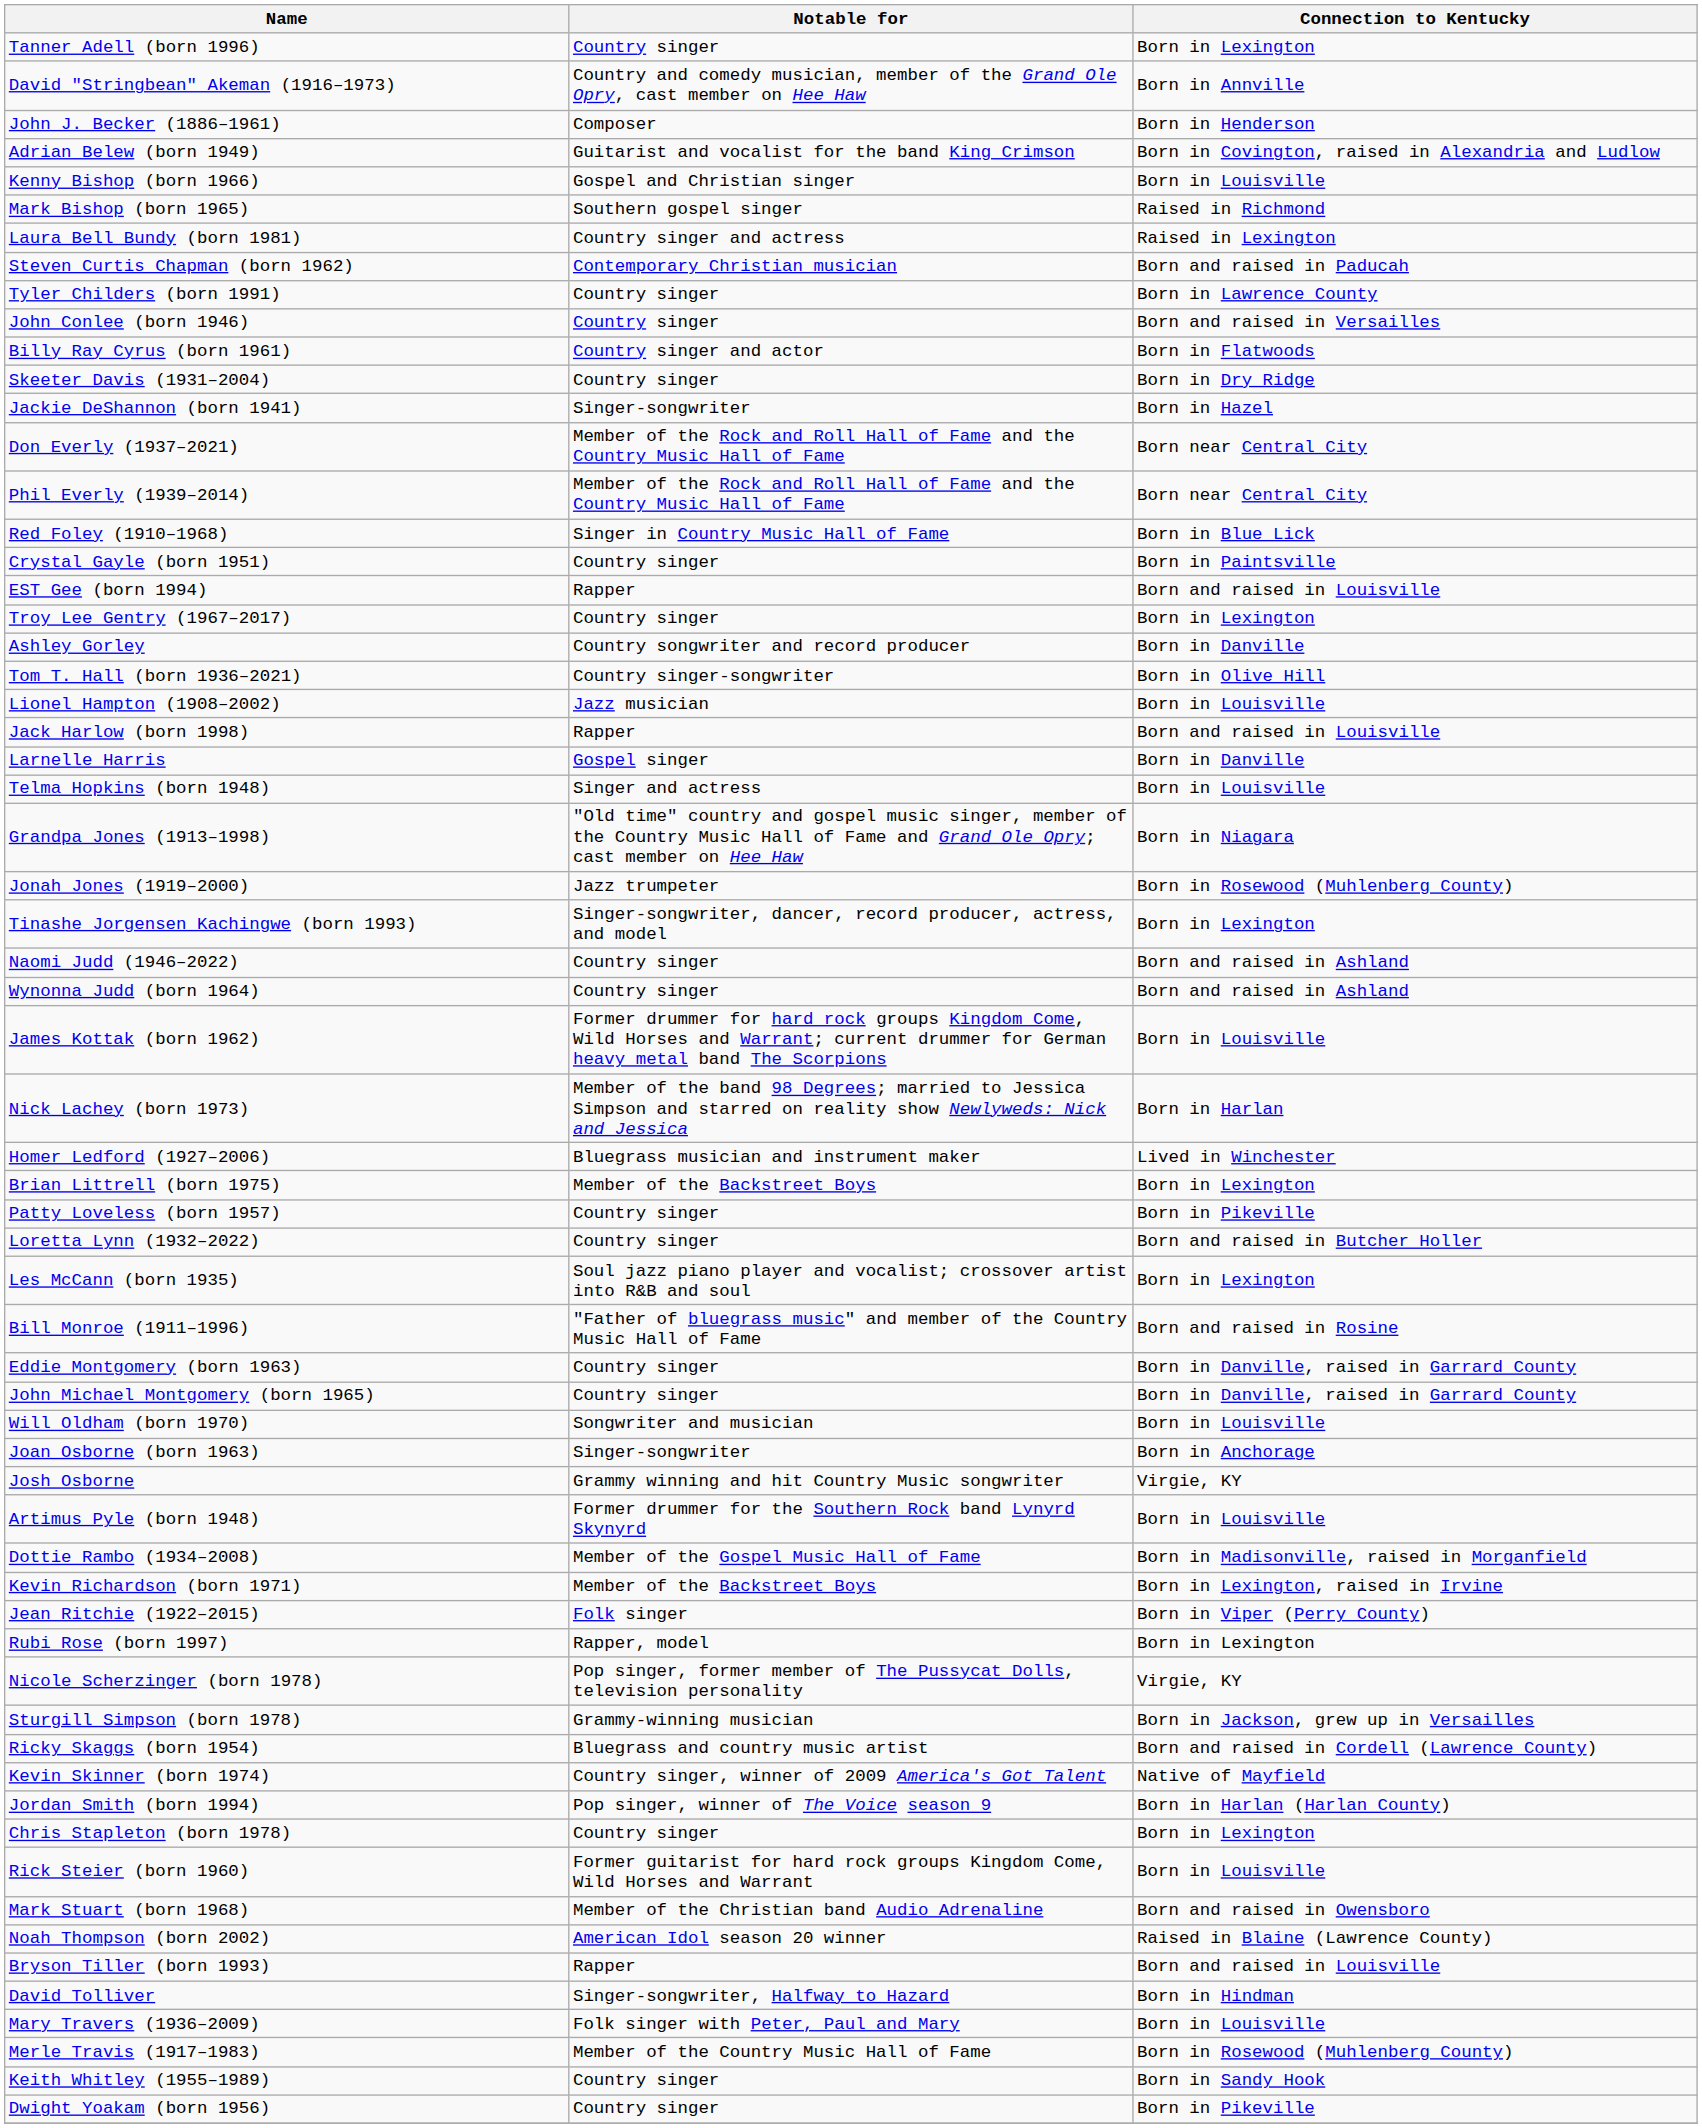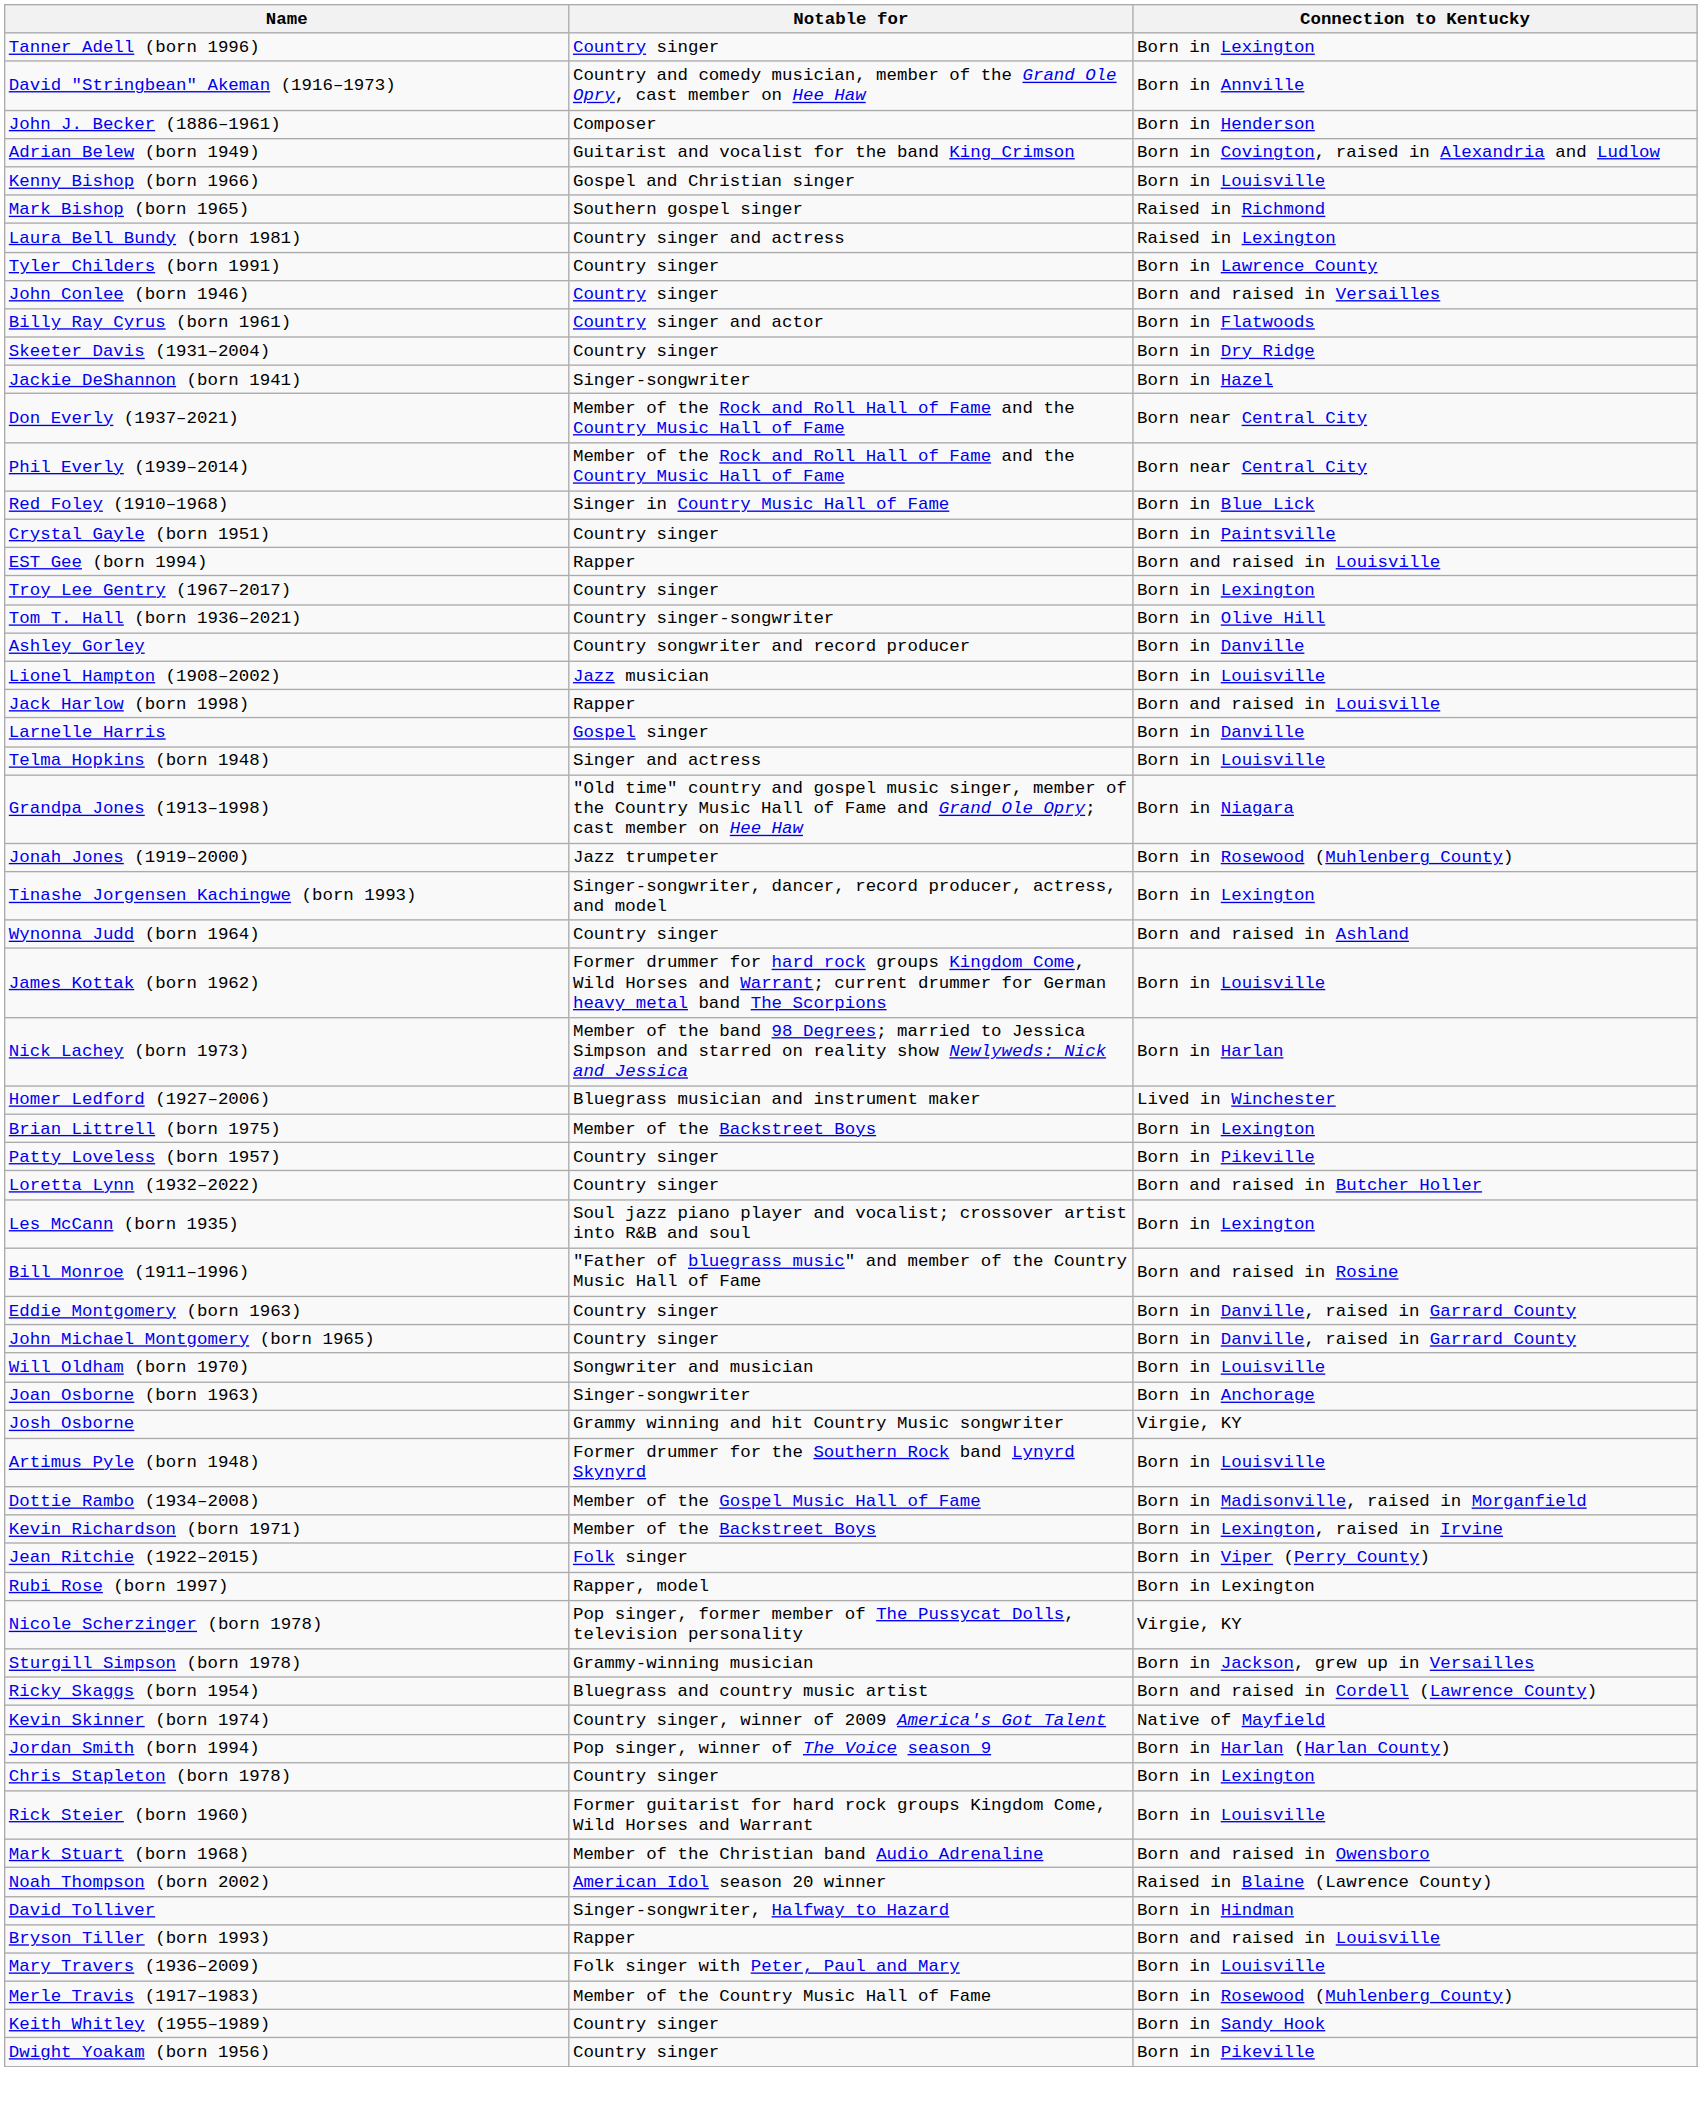- row: (181, 266)
rows swapped: (77, 647) <-> (155, 675)
- row: (124, 963)
rows swapped: (139, 1967) <-> (82, 1995)
